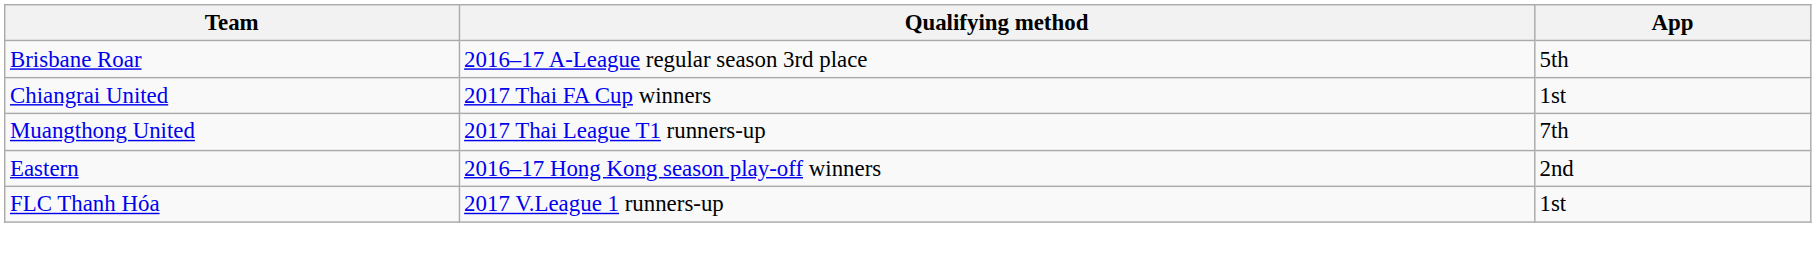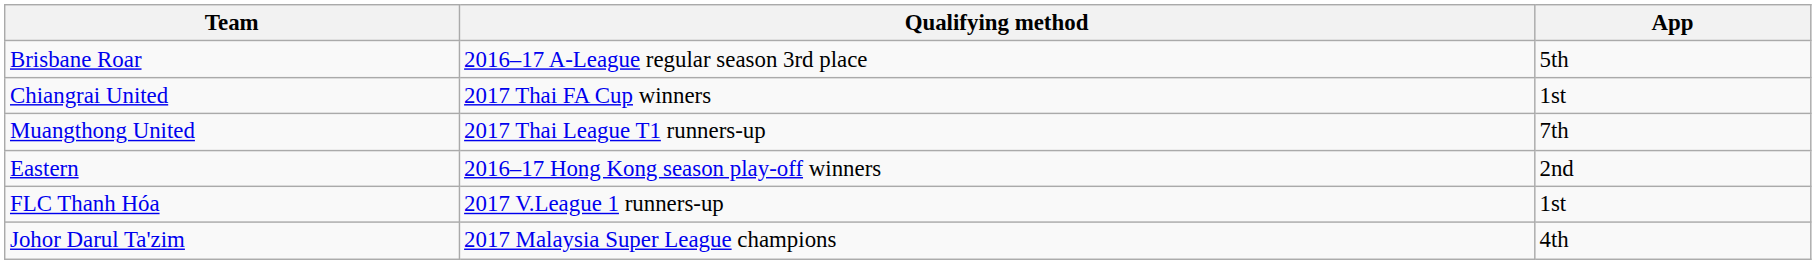+ row: (97, 240)
